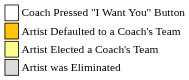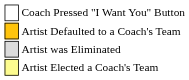rows swapped: (90, 49) <-> (71, 67)
